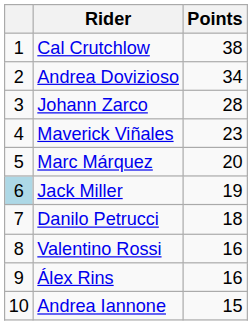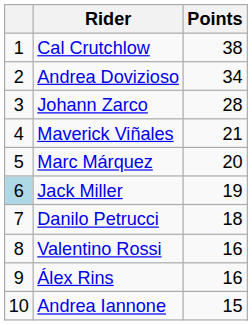(233, 134) 23 -> (233, 134) 21
